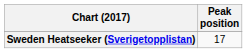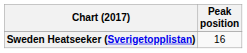(220, 39) 17 -> (220, 39) 16
